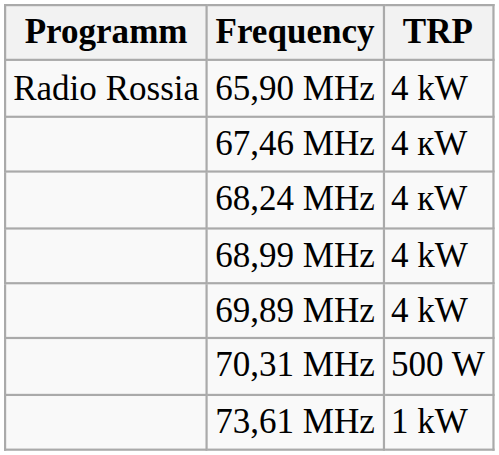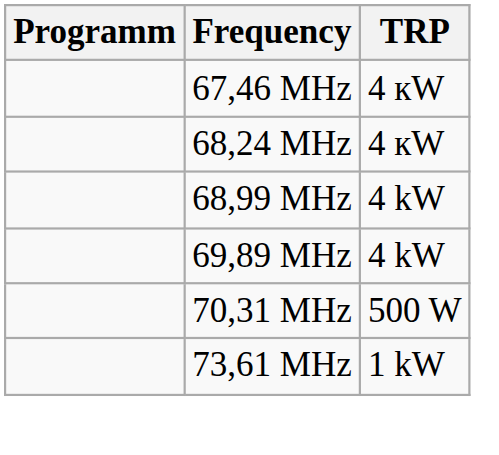- row: (295, 87)
